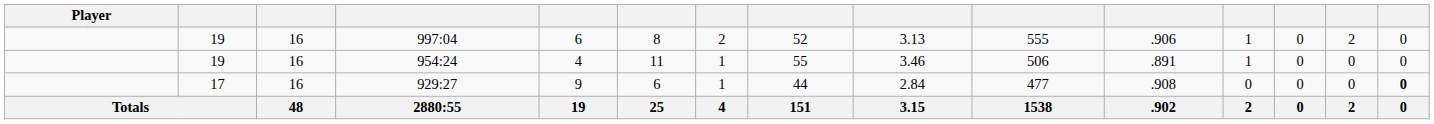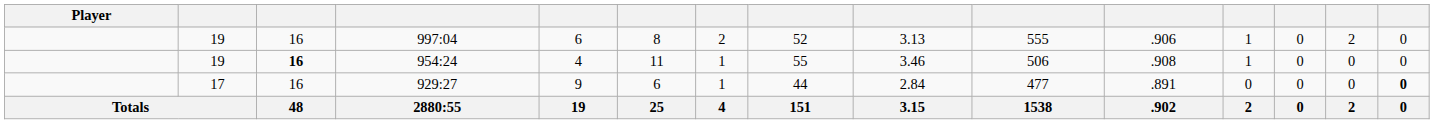(296, 61) normal -> (296, 61) bold
(1163, 61) .891 -> (1163, 61) .908
(1163, 84) .908 -> (1163, 84) .891
